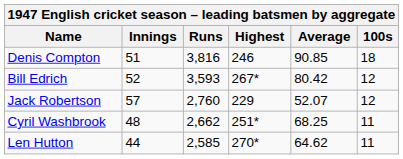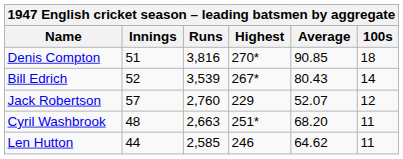(243, 57) 246 -> (245, 57) 270*
(203, 79) 3,593 -> (203, 79) 3,539
(311, 79) 80.42 -> (311, 79) 80.43
(368, 79) 12 -> (368, 79) 14
(203, 121) 2,662 -> (203, 121) 2,663
(311, 121) 68.25 -> (311, 121) 68.20
(245, 143) 270* -> (243, 143) 246
